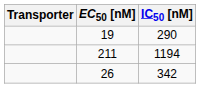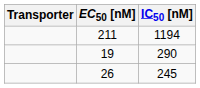rows swapped: (107, 54) <-> (107, 35)
(167, 73) 342 -> (167, 73) 245
